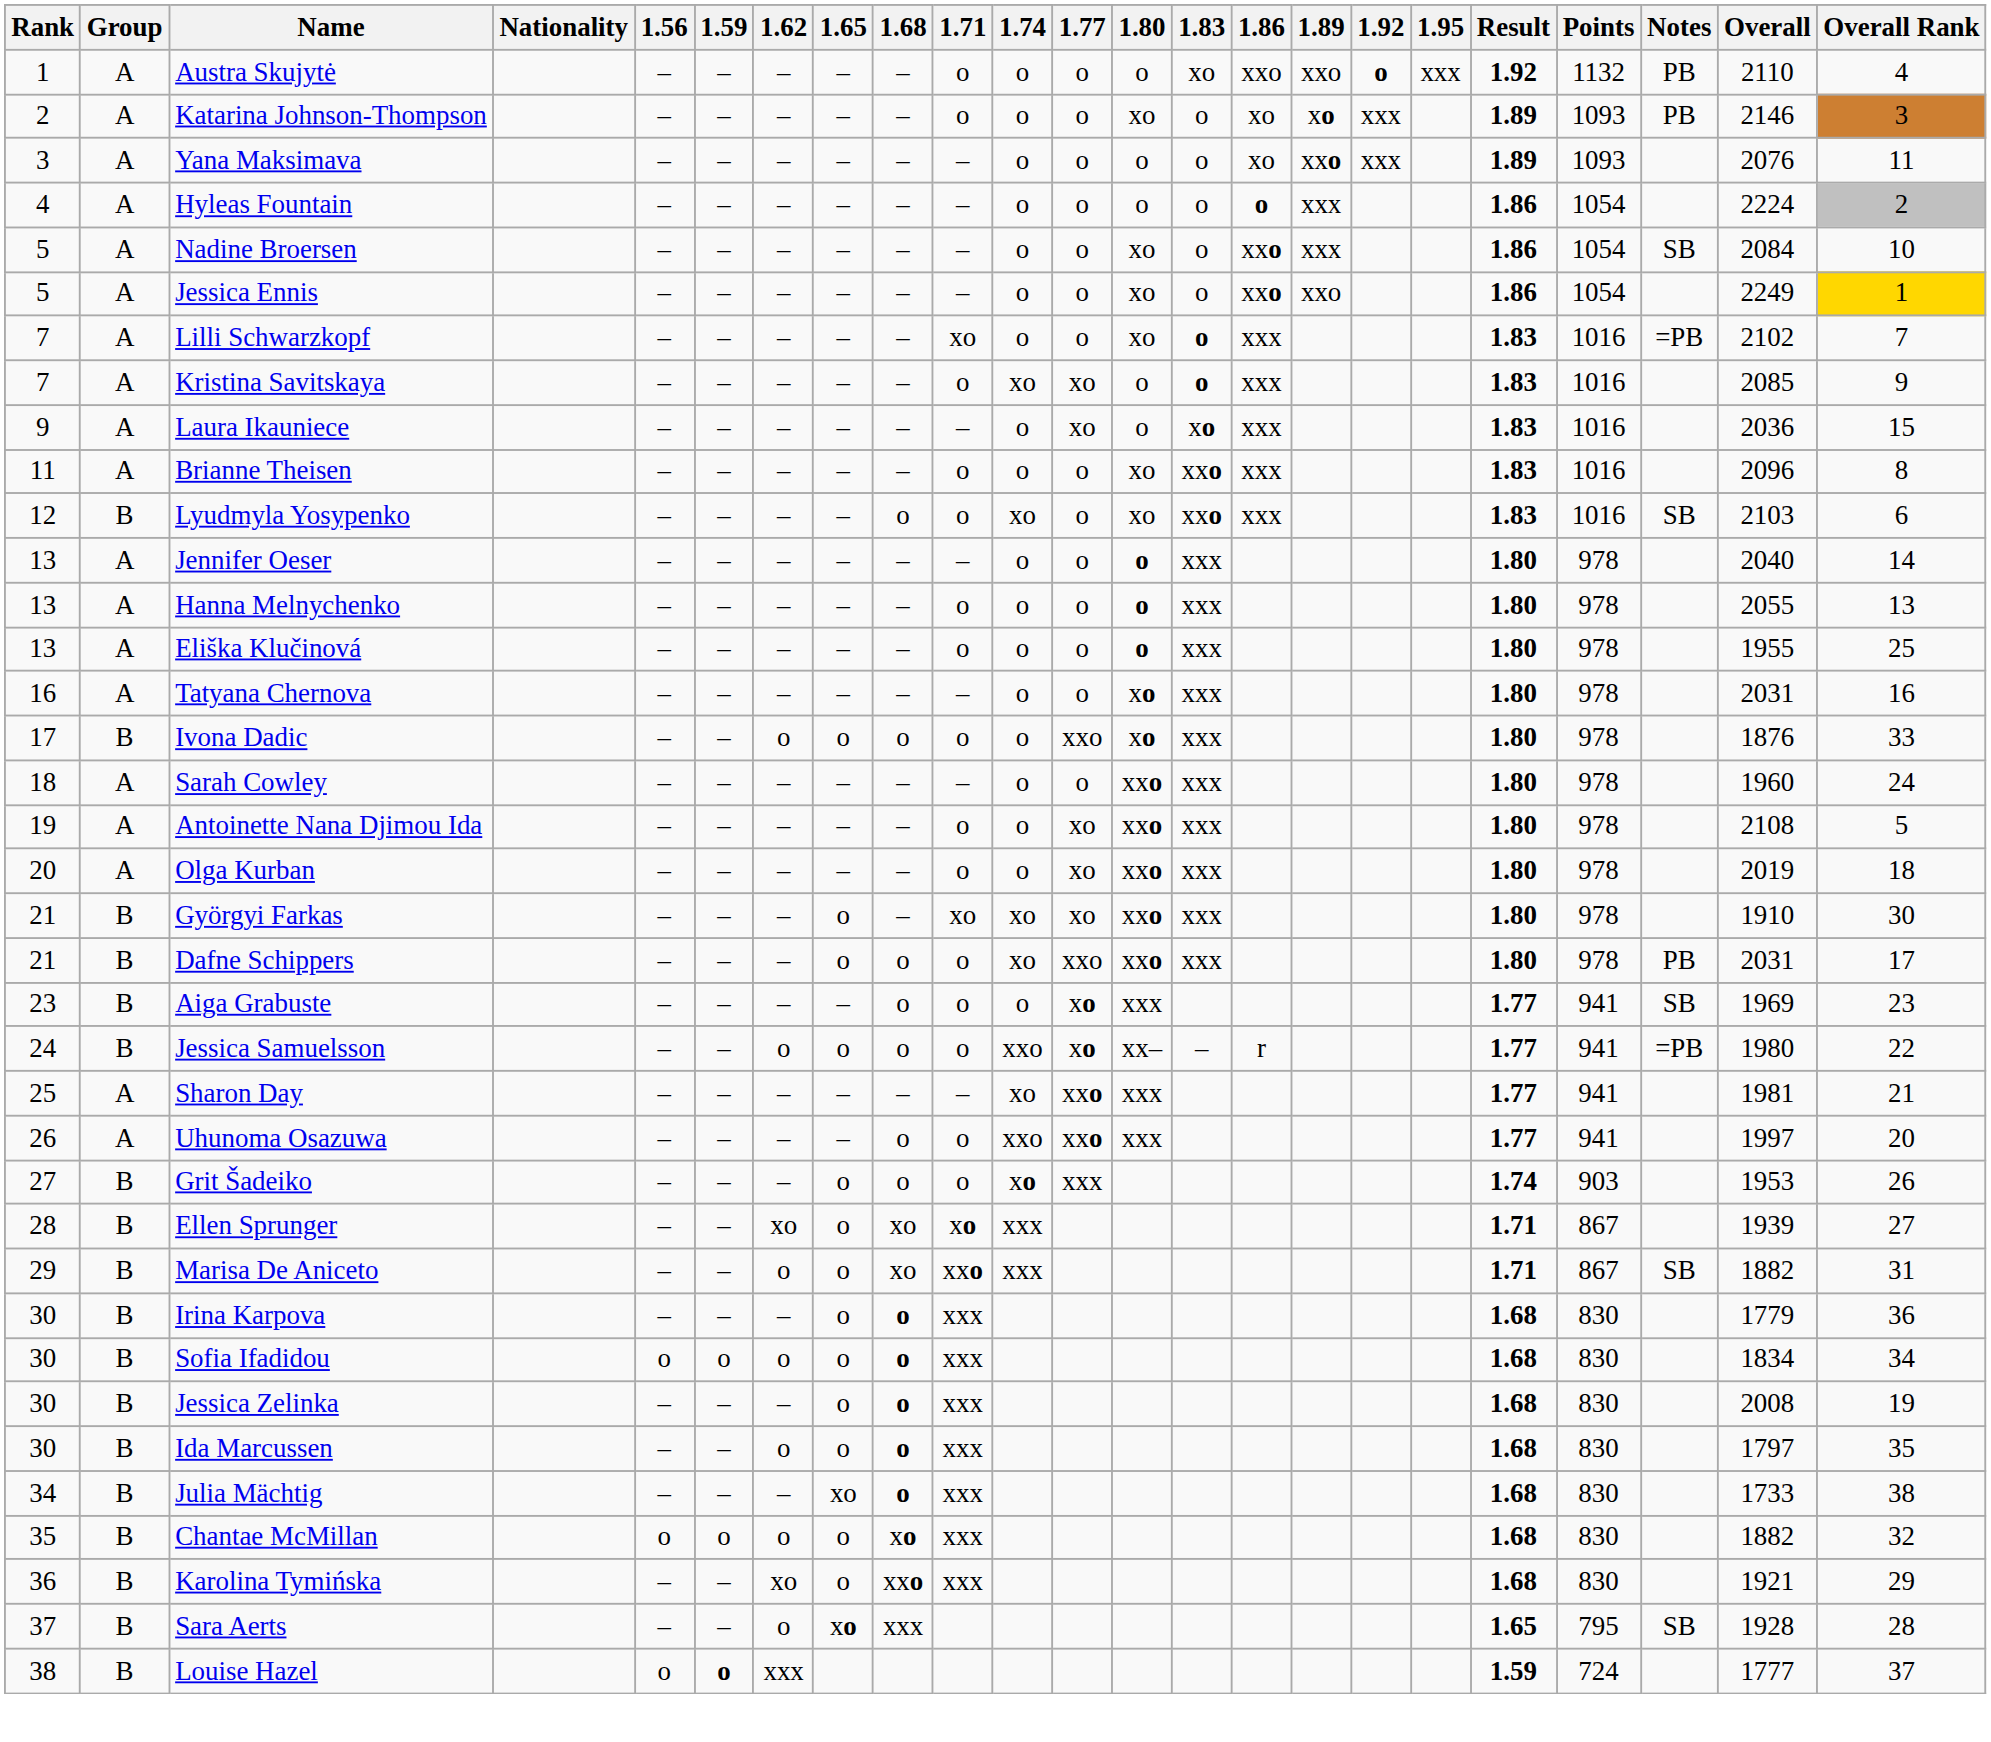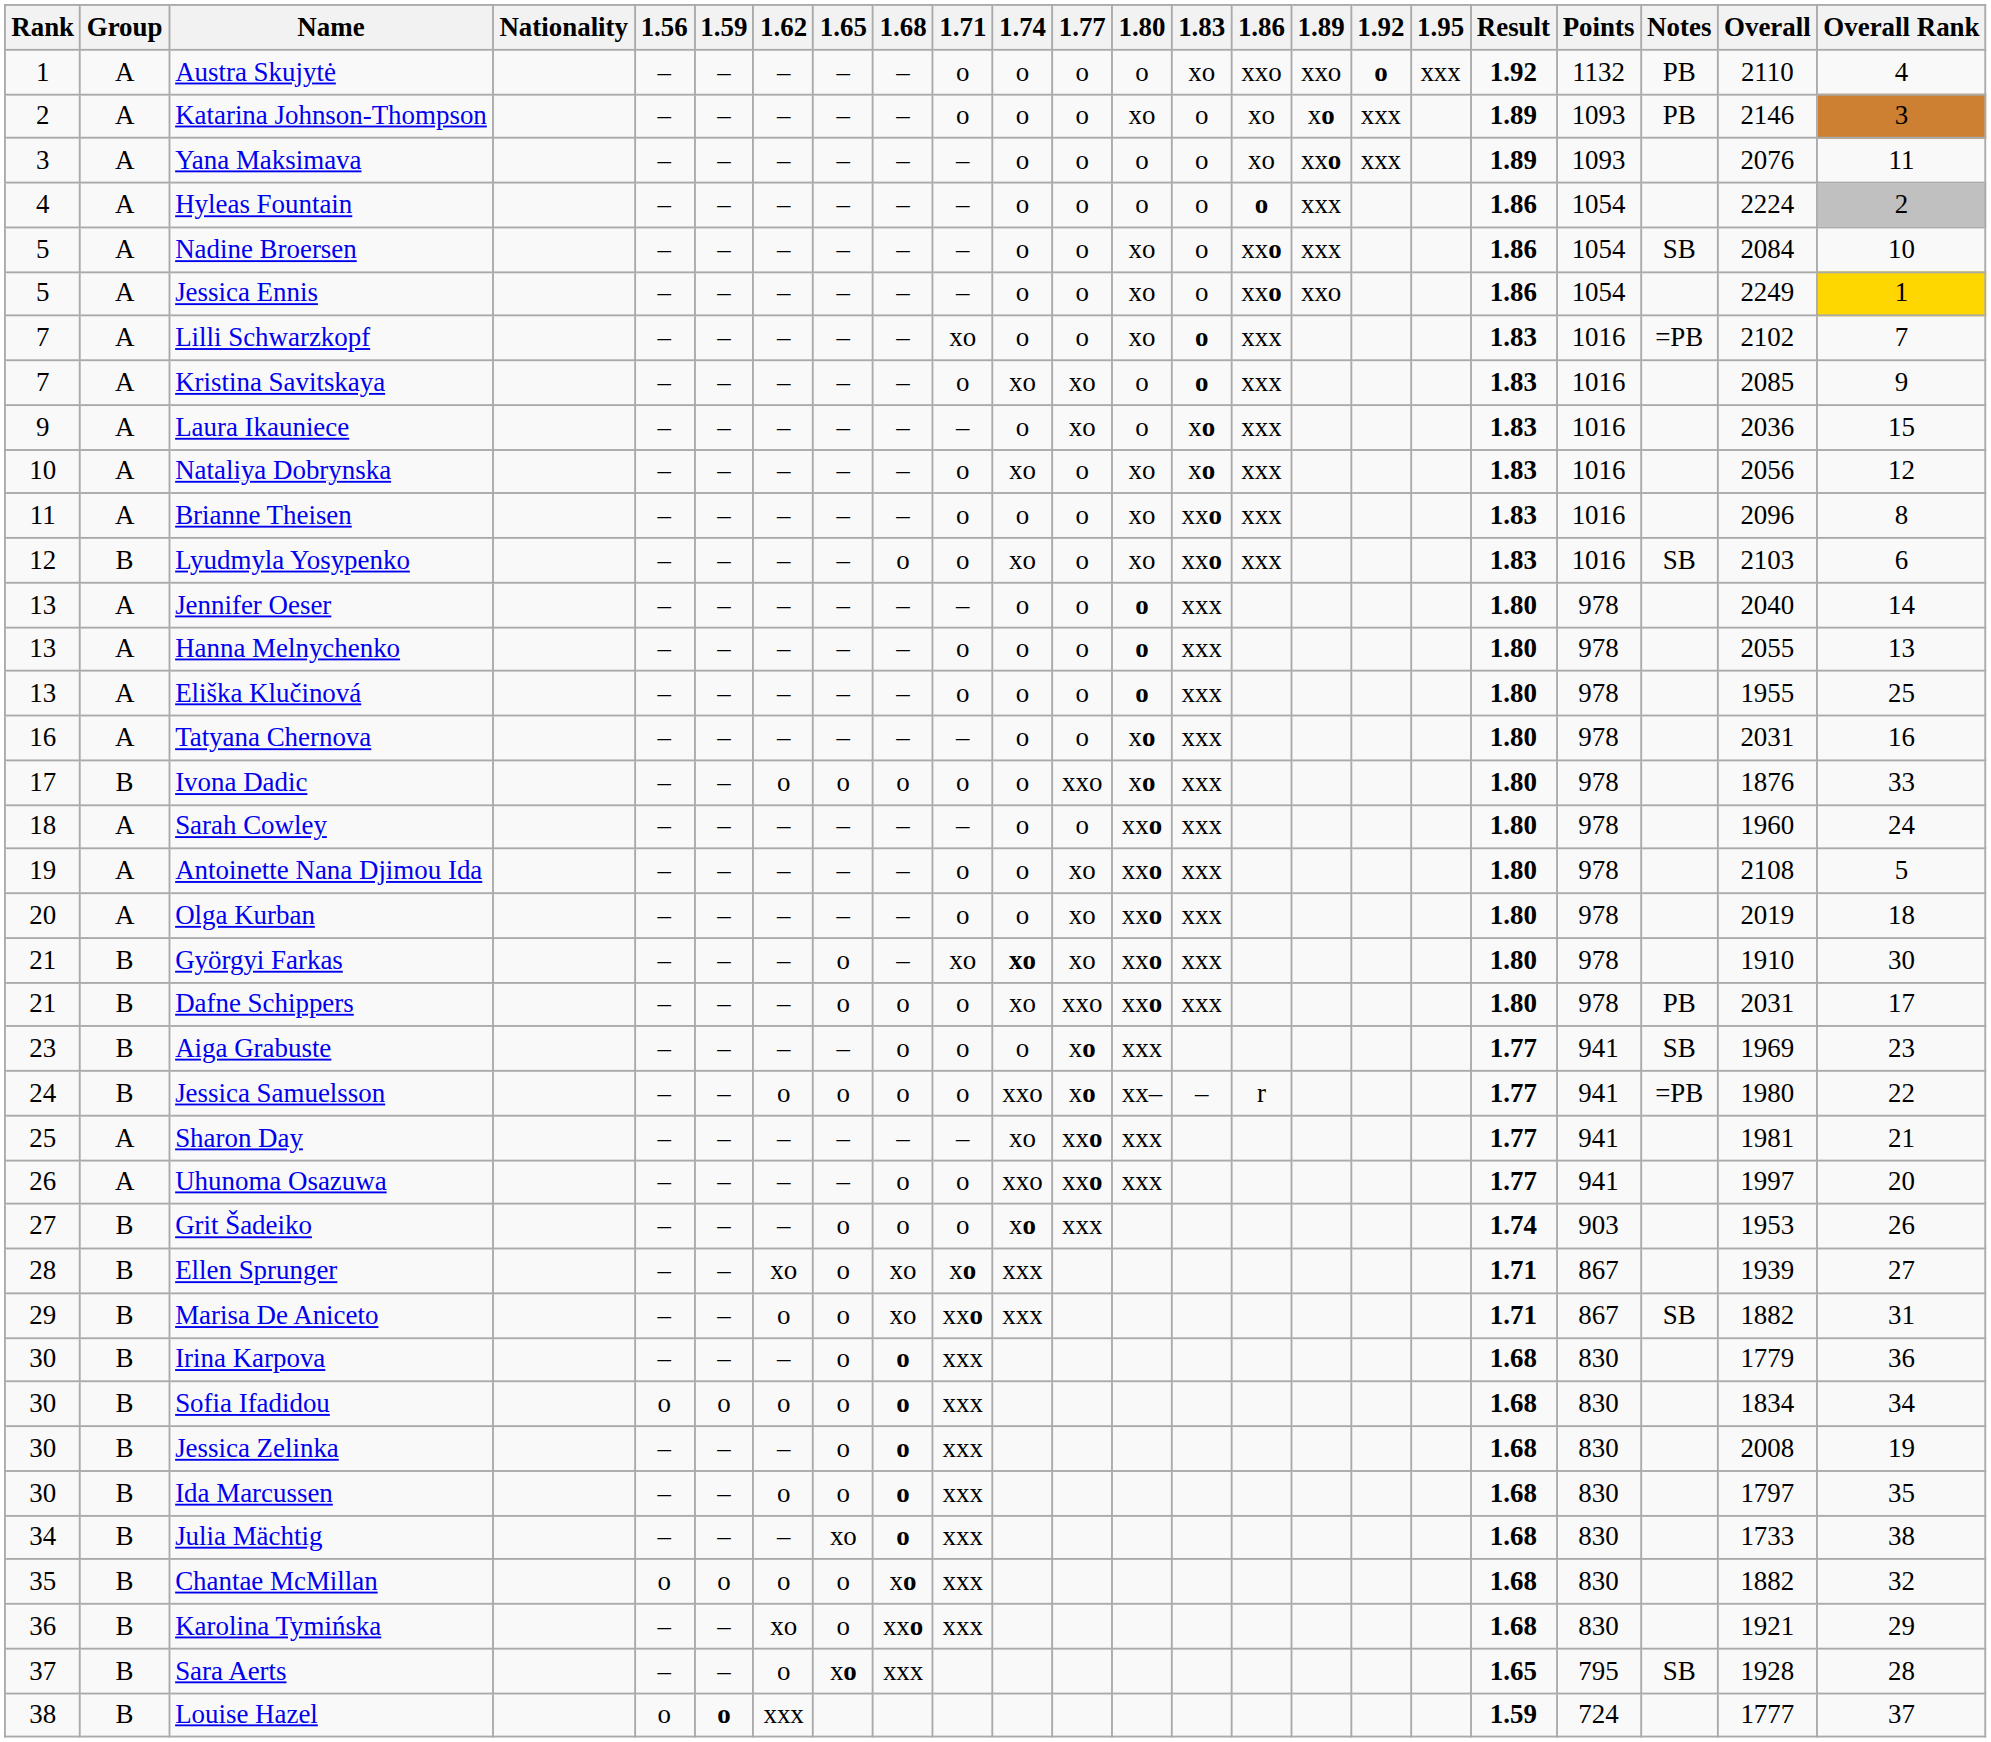+ row: (283, 471)
(1023, 915) normal -> (1023, 959) bold
